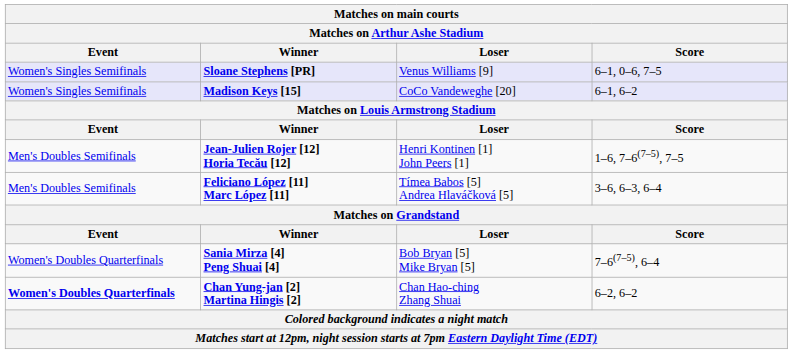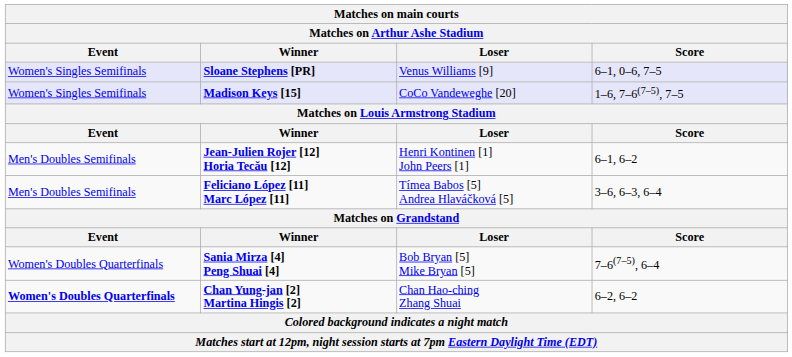(616, 91) 6–1, 6–2 -> (639, 92) 1–6, 7–6(7–5), 7–5
(639, 155) 1–6, 7–6(7–5), 7–5 -> (616, 159) 6–1, 6–2
